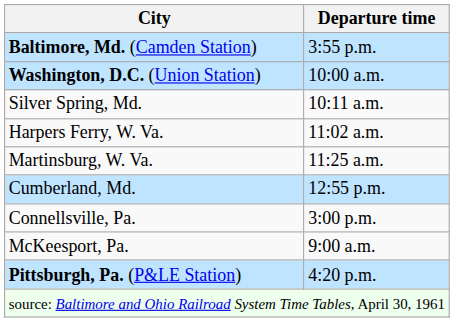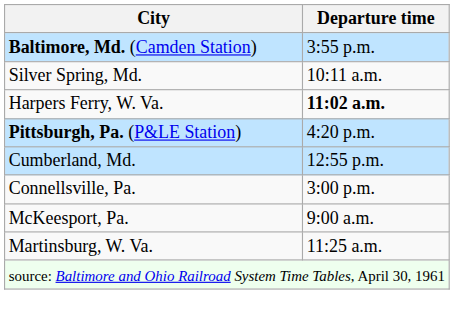- row: (135, 75)
(346, 132) normal -> (346, 103) bold
rows swapped: (81, 160) <-> (125, 274)
